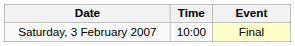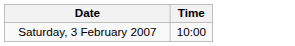- column: (251, 13)
